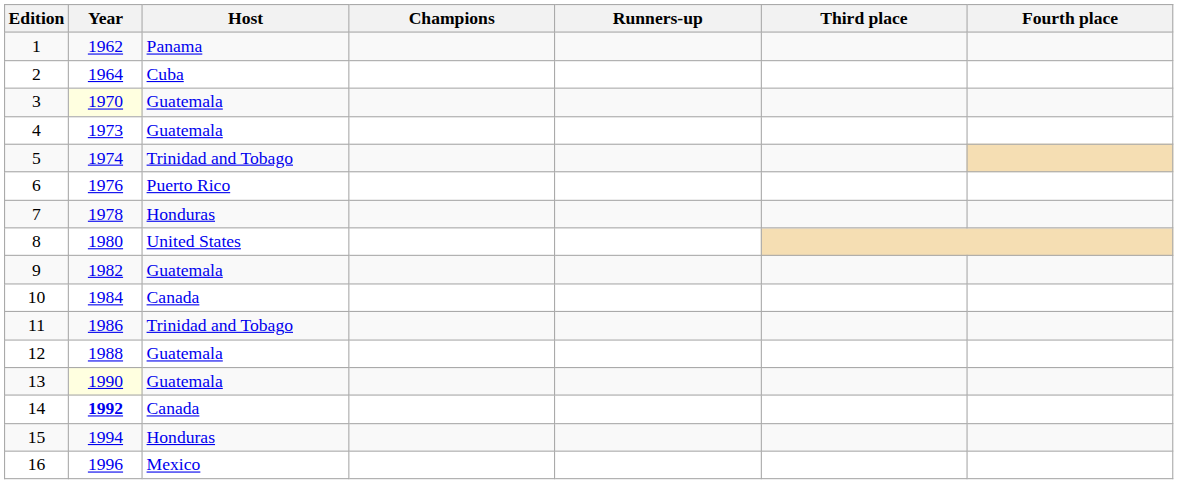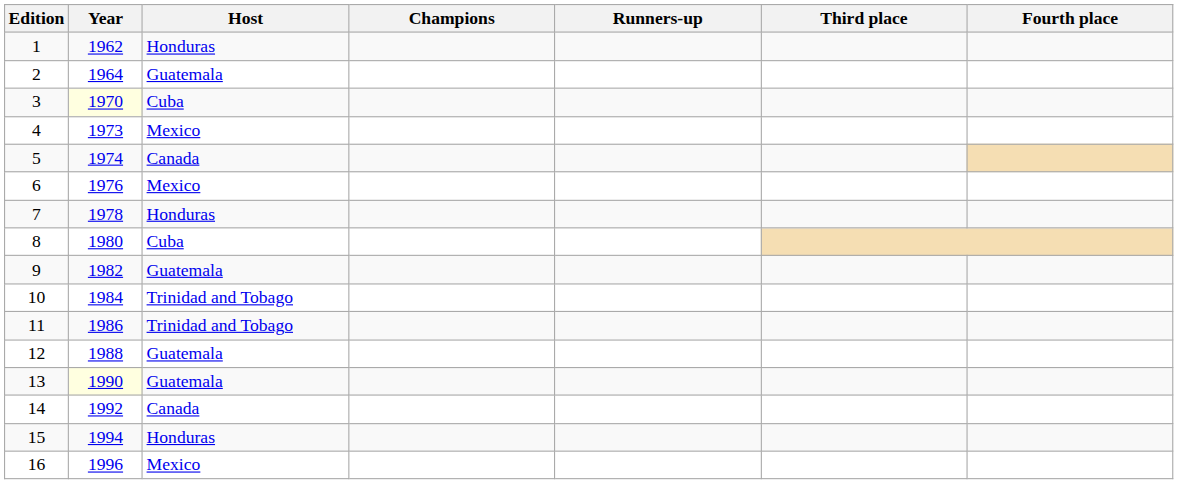(174, 46) Panama -> (181, 46) Honduras
(165, 74) Cuba -> (185, 74) Guatemala
(185, 102) Guatemala -> (165, 102) Cuba
(185, 130) Guatemala -> (173, 130) Mexico
(220, 158) Trinidad and Tobago -> (173, 158) Canada
(188, 185) Puerto Rico -> (173, 185) Mexico
(194, 241) United States -> (165, 241) Cuba
(173, 297) Canada -> (220, 297) Trinidad and Tobago
(105, 409) bold -> (105, 409) normal
